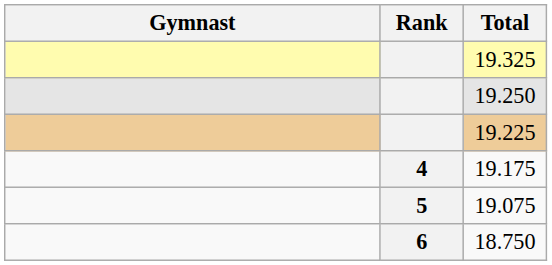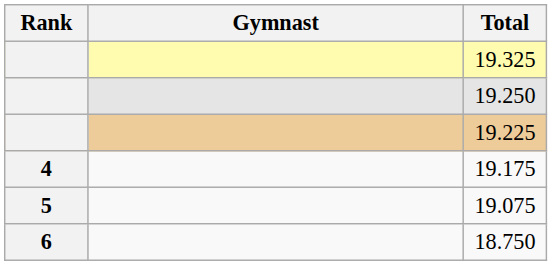columns swapped: (422, 22) <-> (192, 22)
